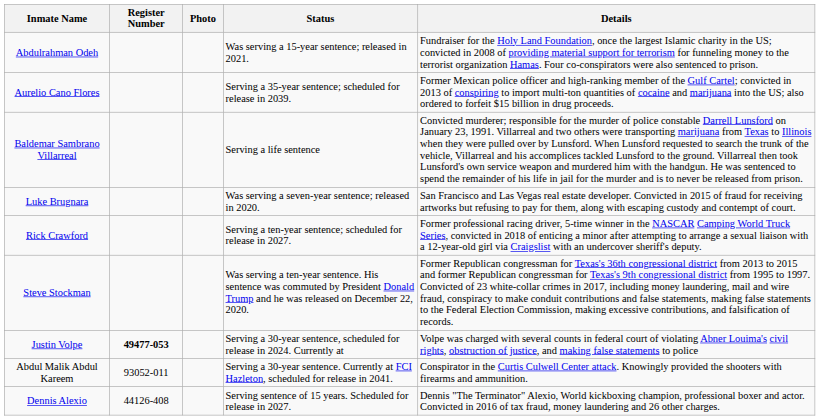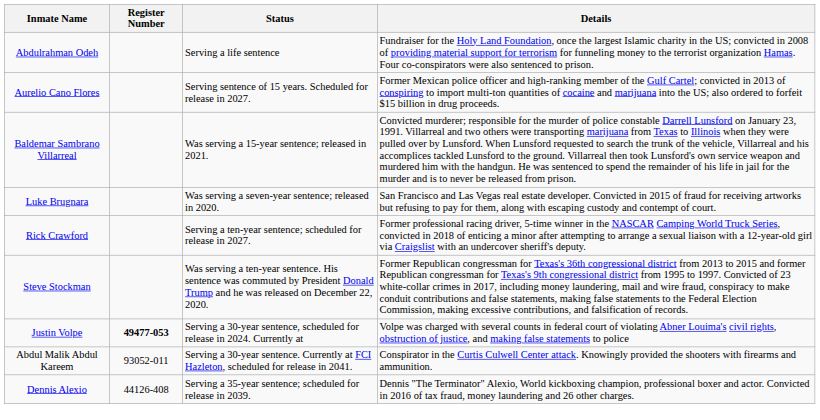- column: (203, 18)
(316, 52) Was serving a 15-year sentence; released in 2021. -> (232, 52) Serving a life sentence
(313, 92) Serving a 35-year sentence; scheduled for release in 2039. -> (276, 92) Serving sentence of 15 years. Scheduled for release in 2027.
(273, 149) Serving a life sentence -> (276, 149) Was serving a 15-year sentence; released in 2021.
(317, 401) Serving sentence of 15 years. Scheduled for release in 2027. -> (272, 389) Serving a 35-year sentence; scheduled for release in 2039.
